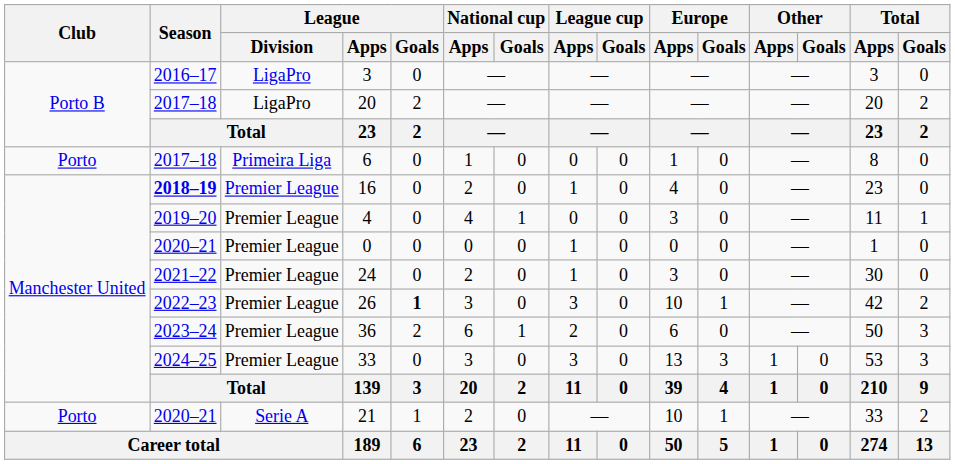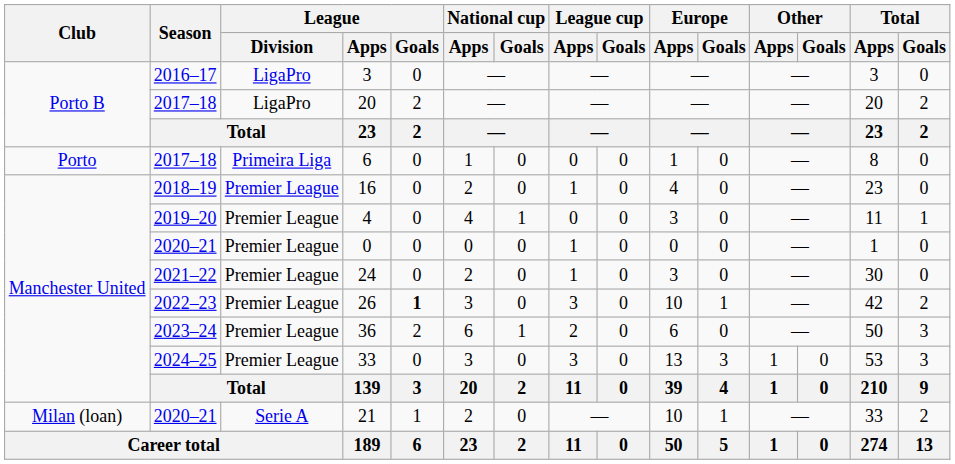(185, 189) bold -> (185, 189) normal
(77, 416) Porto -> (77, 416) Milan (loan)
